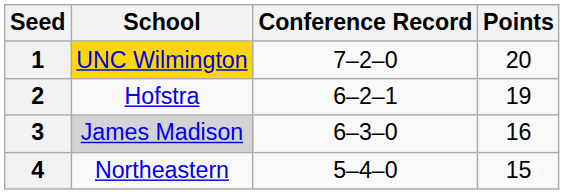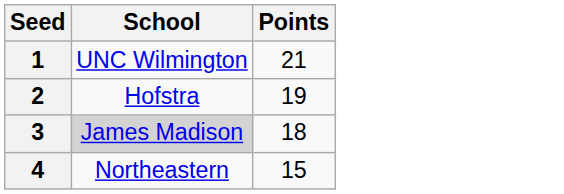- column: (365, 22)
(162, 59) gold background -> (162, 59) no background
(519, 59) 20 -> (294, 59) 21
(519, 133) 16 -> (294, 133) 18
